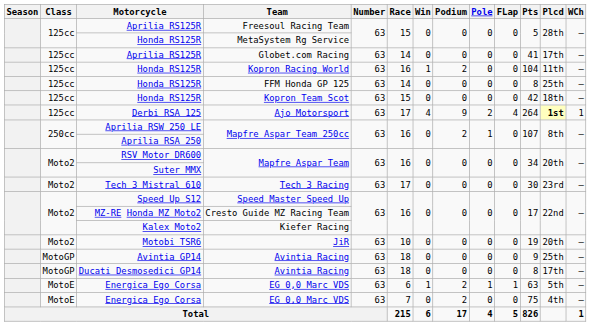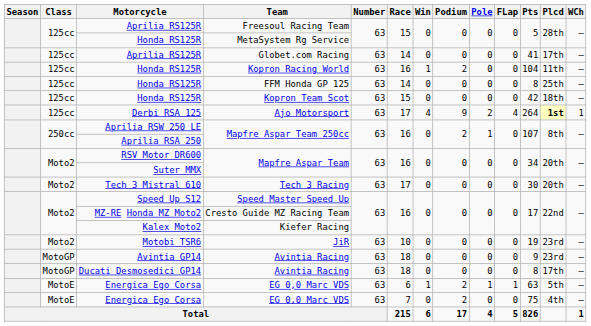(553, 184) 23rd -> (553, 184) 20th
(553, 242) 20th -> (553, 242) 23rd
(553, 256) 25th -> (553, 256) 23rd
